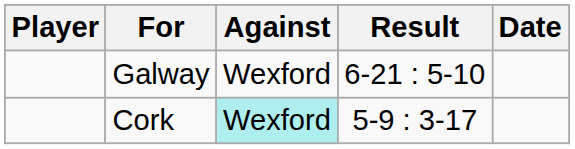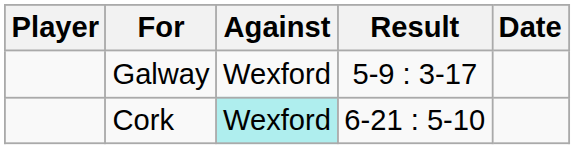(415, 73) 6-21 : 5-10 -> (415, 73) 5-9 : 3-17
(415, 119) 5-9 : 3-17 -> (415, 119) 6-21 : 5-10
